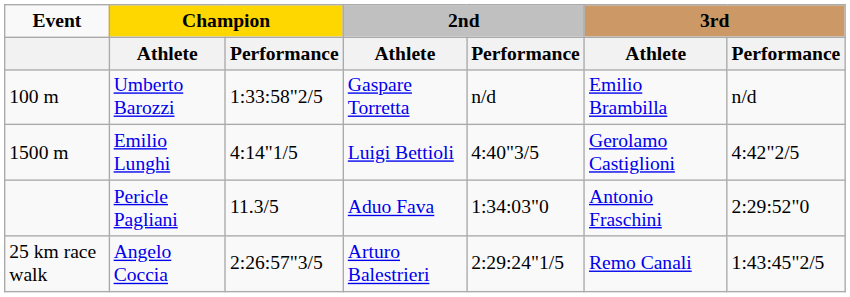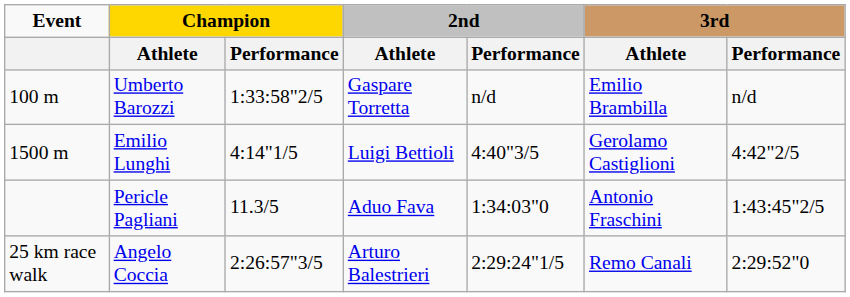(770, 208) 2:29:52"0 -> (778, 208) 1:43:45"2/5
(778, 263) 1:43:45"2/5 -> (770, 263) 2:29:52"0
